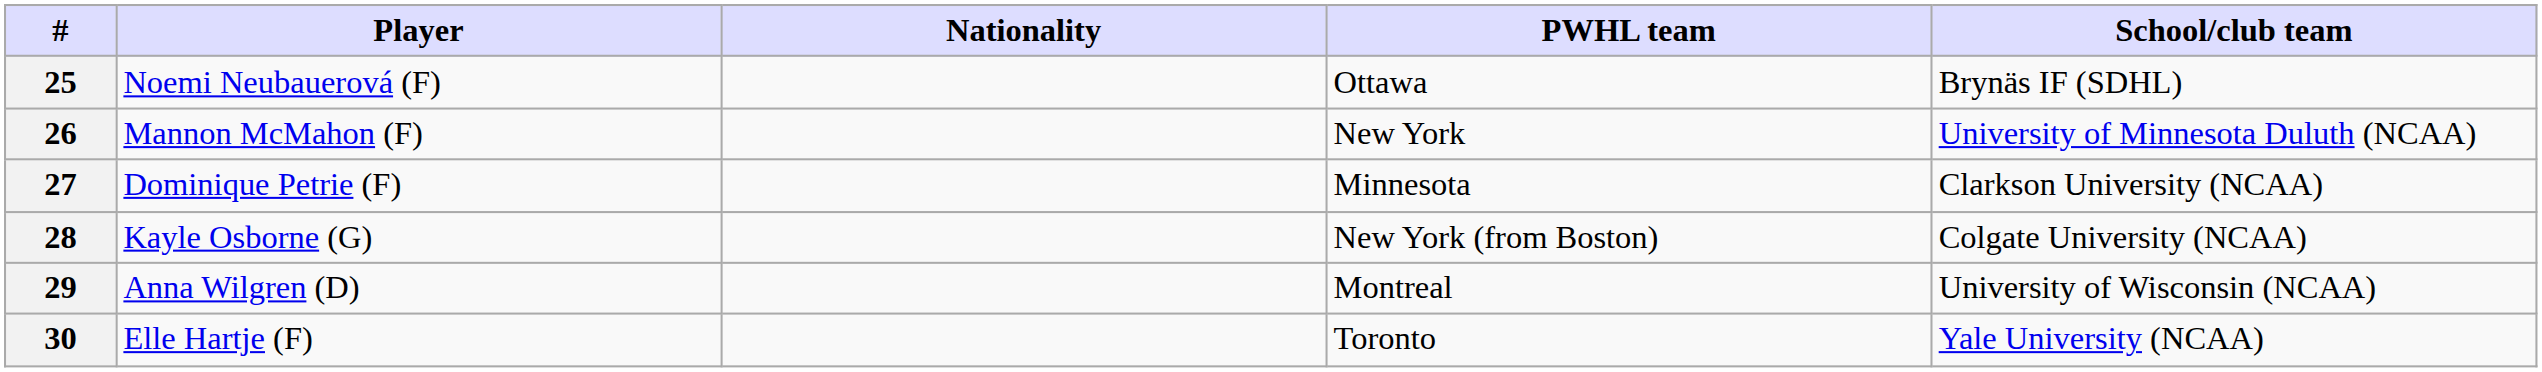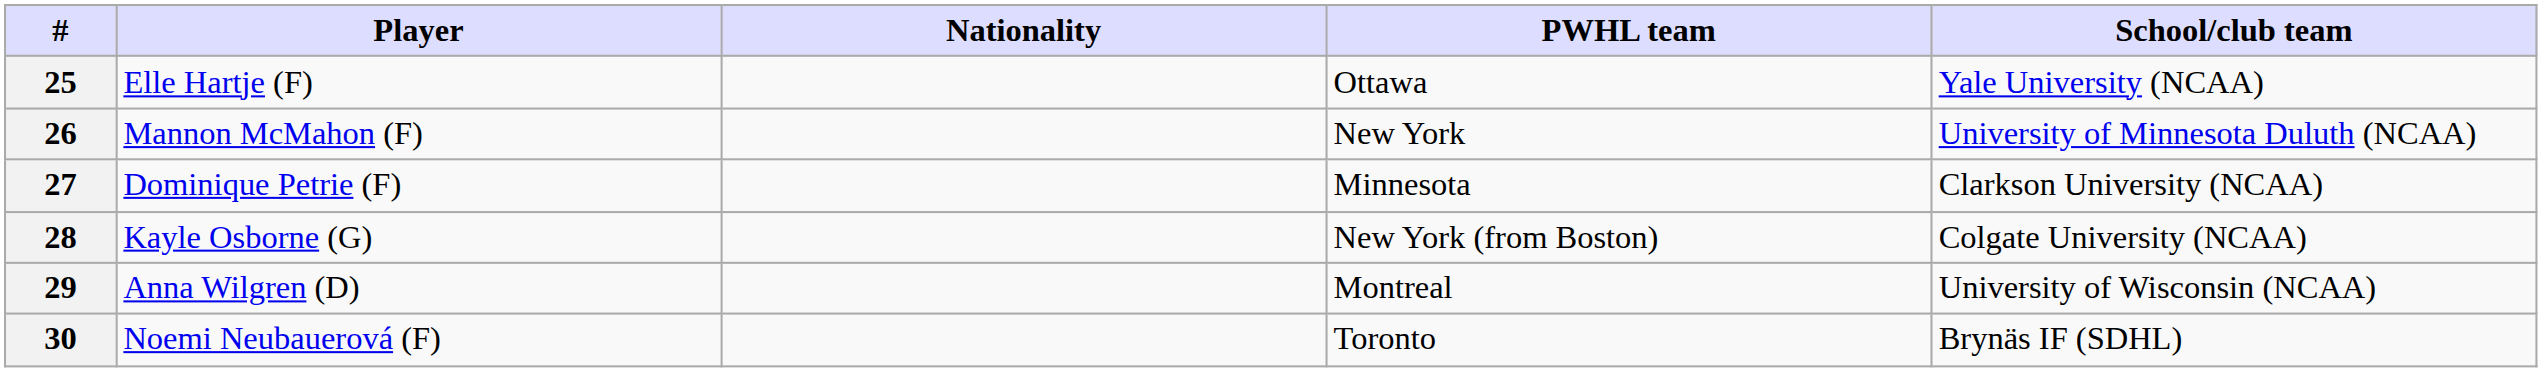(282, 81) Noemi Neubauerová (F) -> (218, 81) Elle Hartje (F)
(2060, 81) Brynäs IF (SDHL) -> (2101, 81) Yale University (NCAA)
(218, 339) Elle Hartje (F) -> (282, 339) Noemi Neubauerová (F)
(2101, 339) Yale University (NCAA) -> (2060, 339) Brynäs IF (SDHL)
